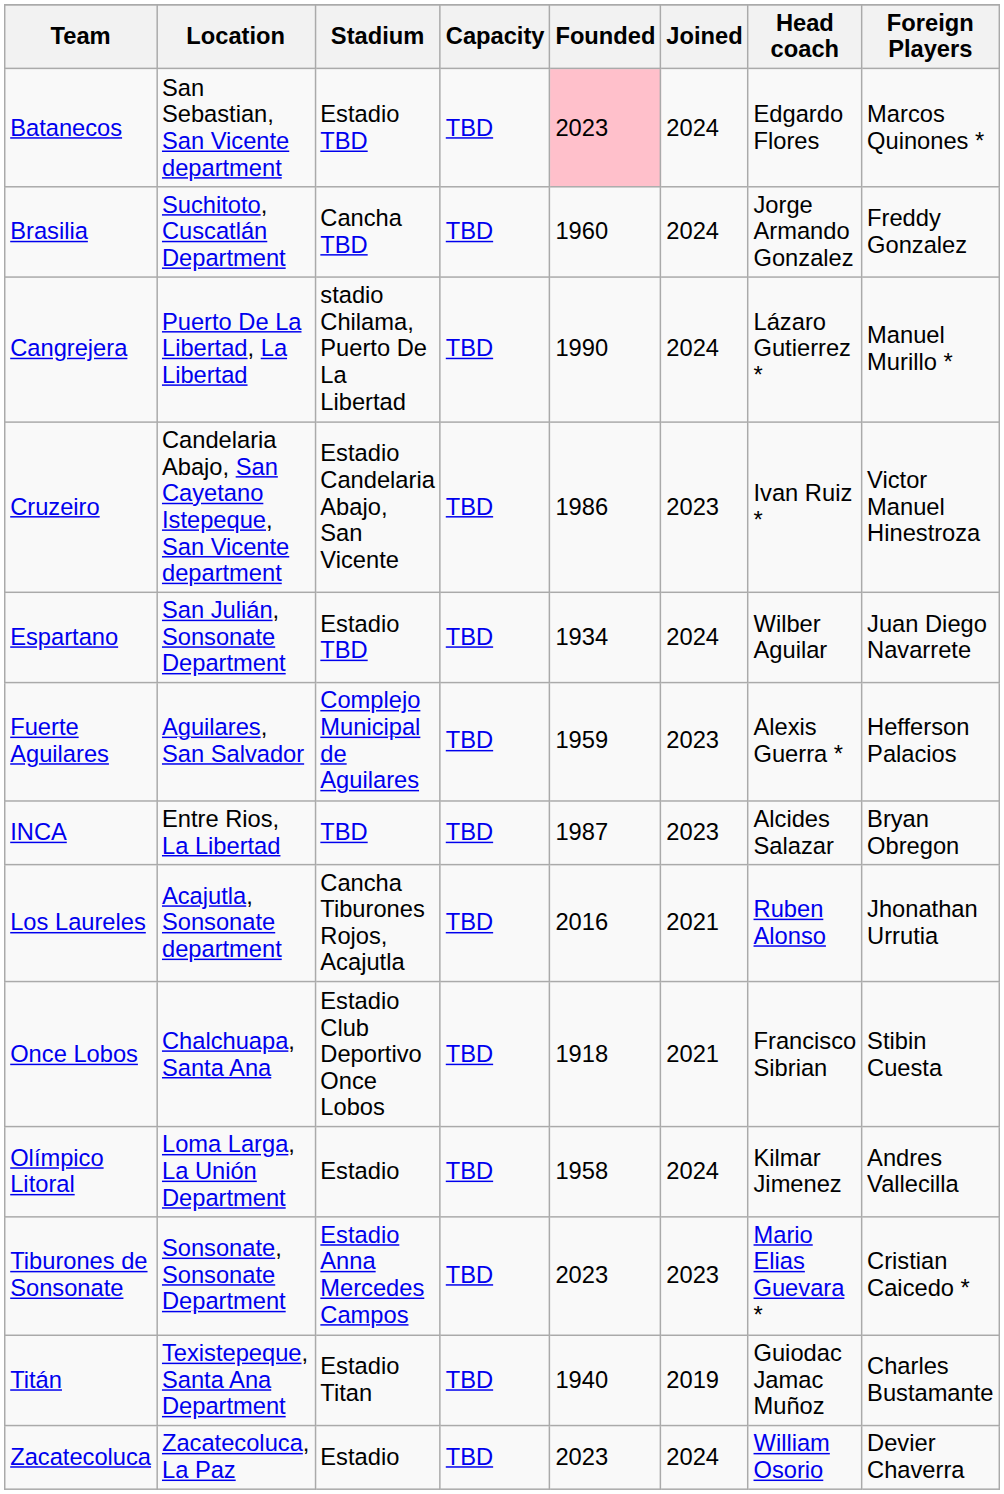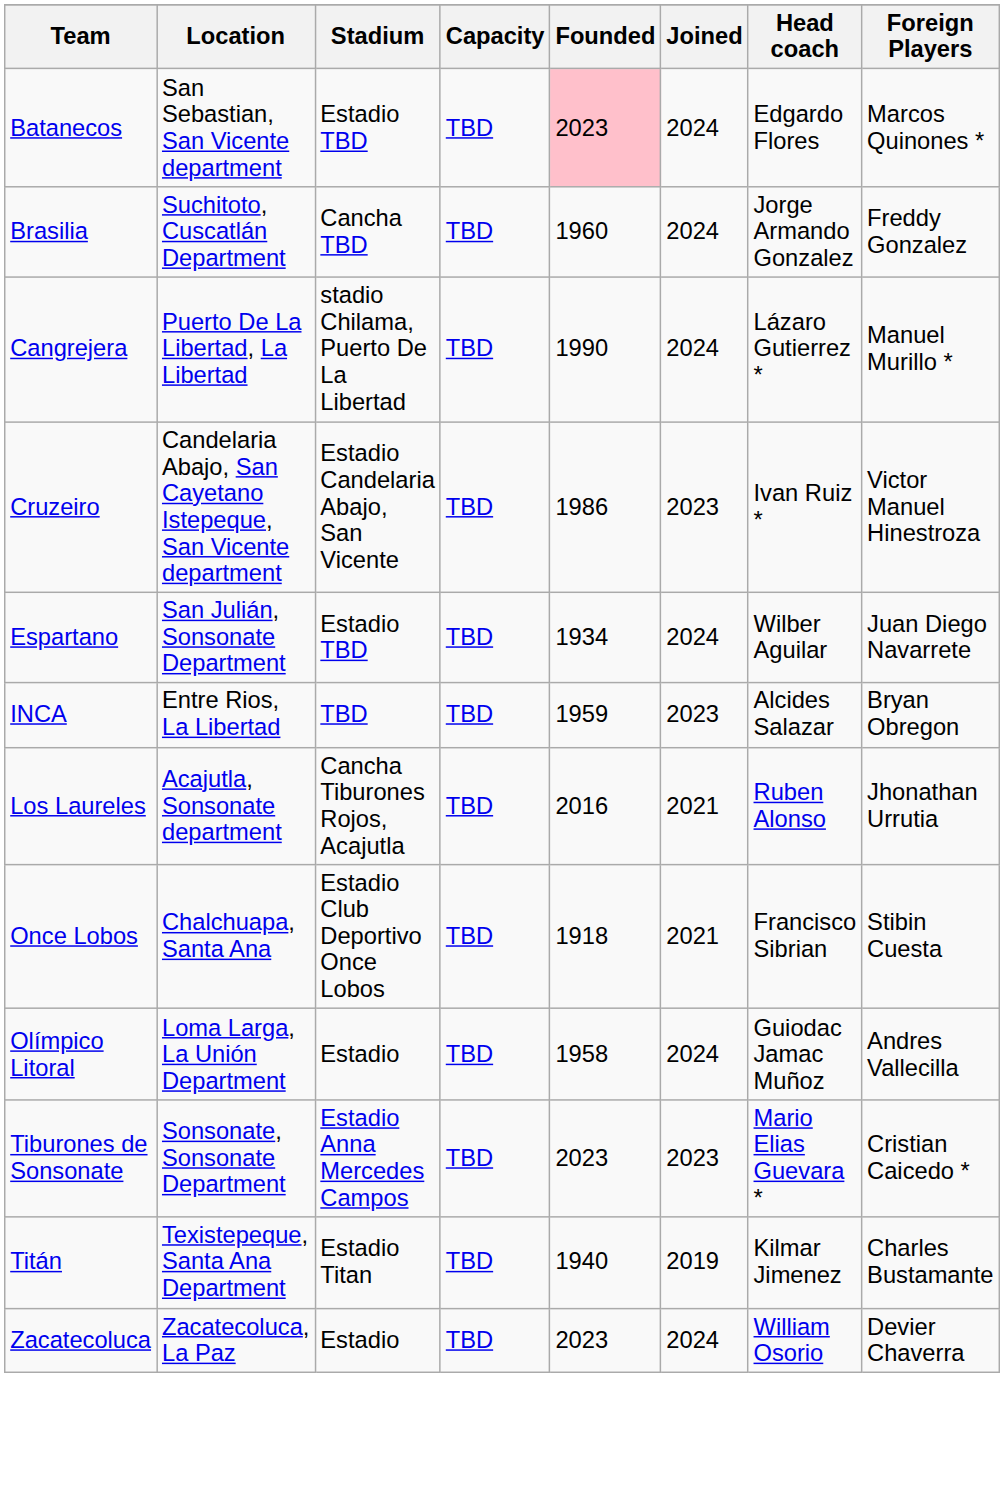- row: (60, 741)
(582, 832) 1987 -> (582, 714) 1959
(798, 1171) Kilmar Jimenez -> (798, 1053) Guiodac Jamac Muñoz
(798, 1379) Guiodac Jamac Muñoz -> (798, 1262) Kilmar Jimenez
